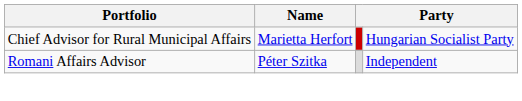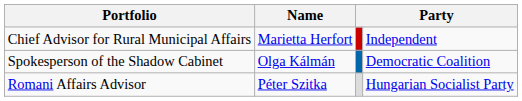(440, 38) Hungarian Socialist Party -> (401, 38) Independent
+ row: (115, 61)
(401, 61) Independent -> (440, 84) Hungarian Socialist Party
